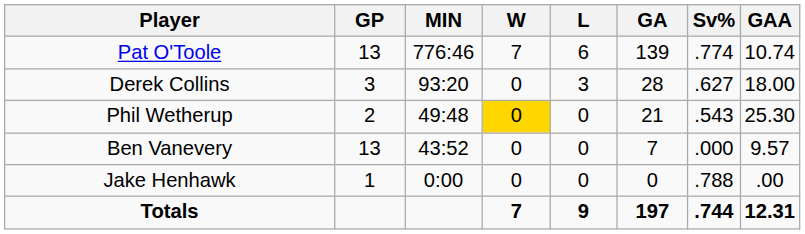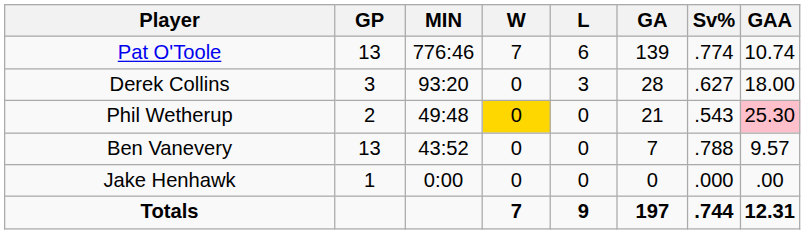(770, 116) no background -> (770, 116) pink background
(714, 148) .000 -> (714, 148) .788
(714, 180) .788 -> (714, 180) .000
